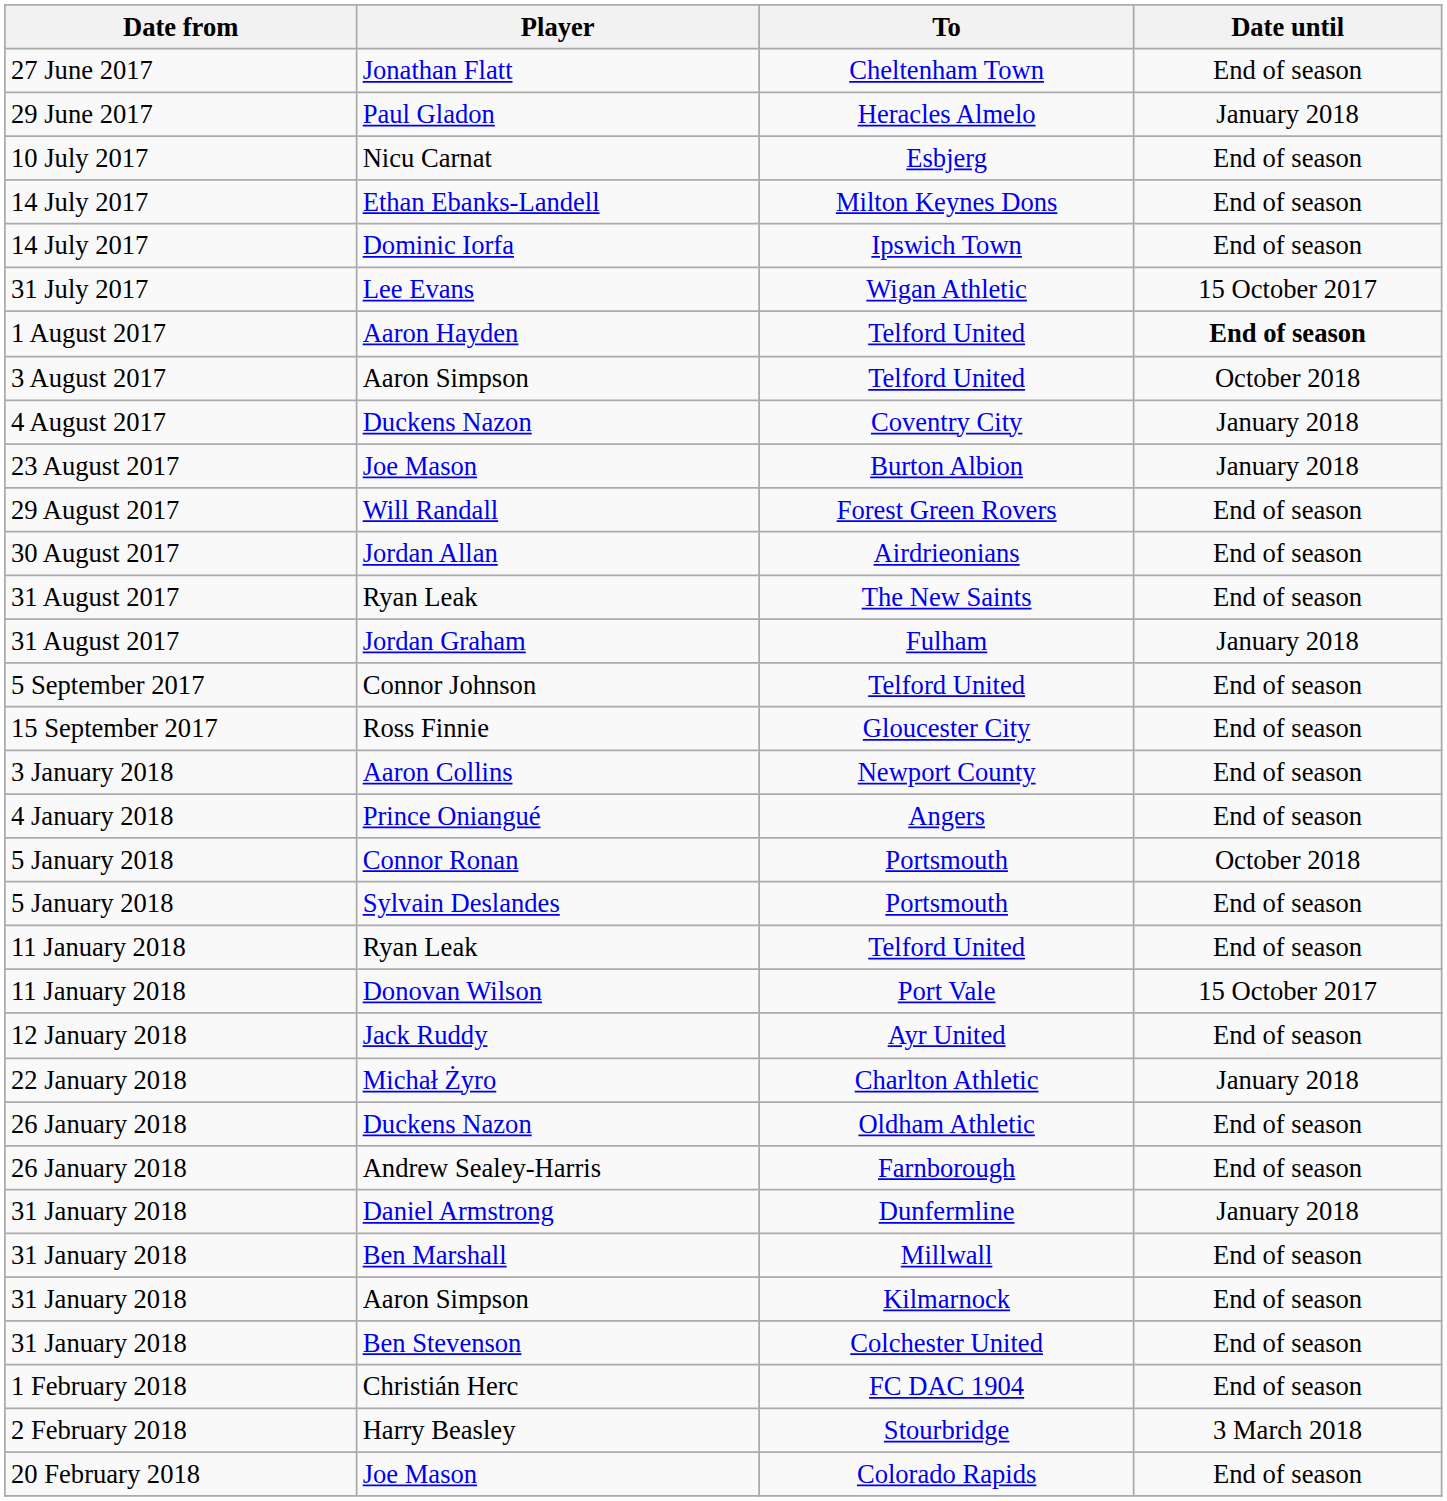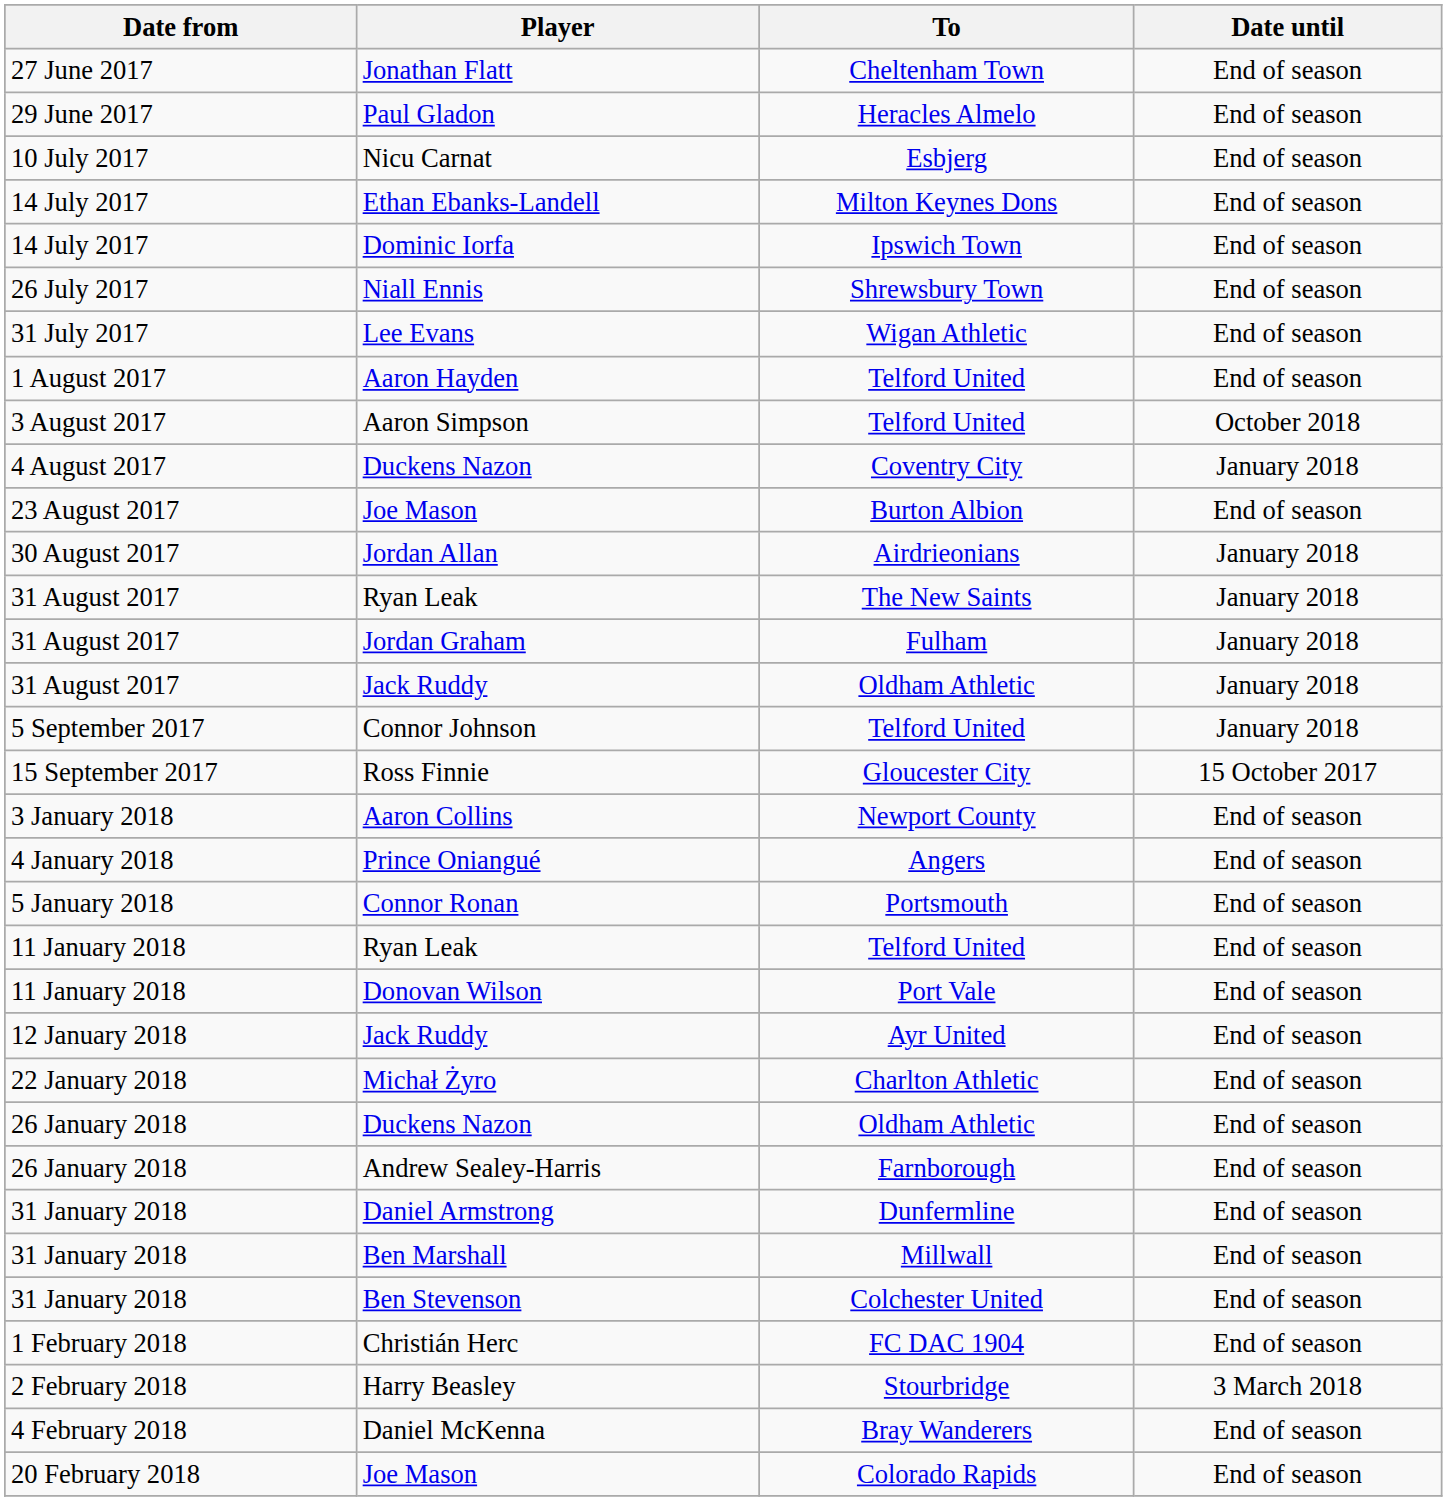(1288, 114) January 2018 -> (1288, 114) End of season
+ row: (423, 289)
(1288, 289) 15 October 2017 -> (1288, 333) End of season
(1288, 333) bold -> (1288, 377) normal
(1288, 465) January 2018 -> (1288, 509) End of season
- row: (430, 509)
(1288, 552) End of season -> (1288, 552) January 2018
(1288, 596) End of season -> (1288, 596) January 2018
+ row: (425, 684)
(1288, 684) End of season -> (1288, 728) January 2018
(1288, 728) End of season -> (1288, 772) 15 October 2017
(1288, 859) October 2018 -> (1288, 903) End of season
- row: (461, 903)
(1288, 991) 15 October 2017 -> (1288, 991) End of season
(1288, 1079) January 2018 -> (1288, 1079) End of season
(1288, 1210) January 2018 -> (1288, 1210) End of season
- row: (446, 1298)
+ row: (454, 1430)
